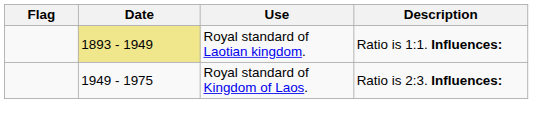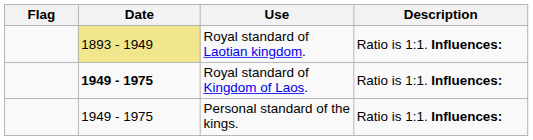(117, 80) normal -> (117, 80) bold
(429, 80) Ratio is 2:3. Influences: -> (429, 80) Ratio is 1:1. Influences:
+ row: (277, 116)
